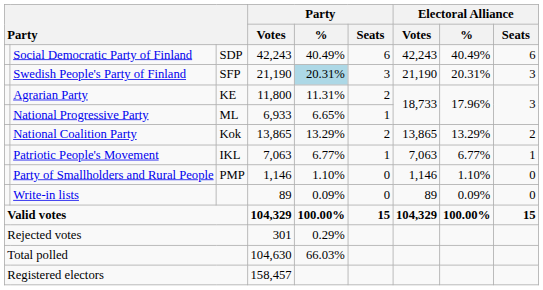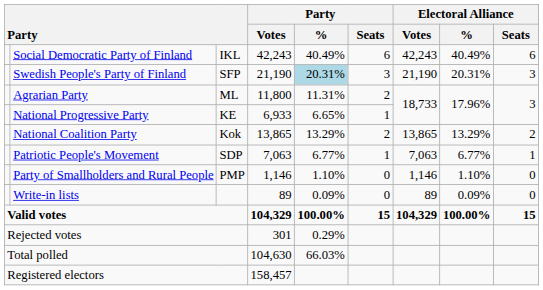(231, 54) SDP -> (230, 54) IKL
(228, 94) KE -> (229, 94) ML
(229, 114) ML -> (228, 114) KE
(230, 154) IKL -> (231, 154) SDP
